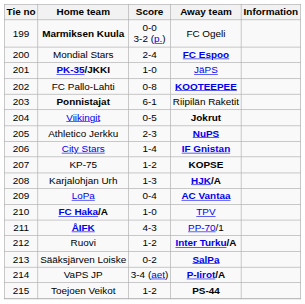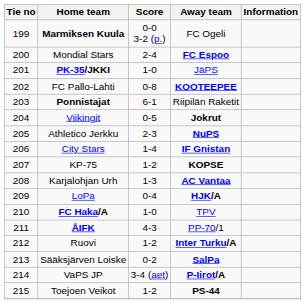(206, 180) HJK/A -> (206, 180) AC Vantaa
(206, 196) AC Vantaa -> (206, 196) HJK/A
